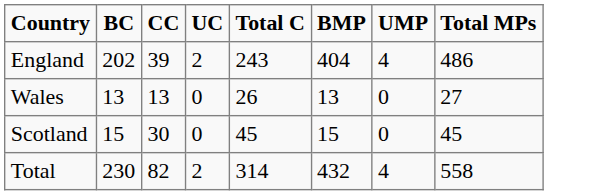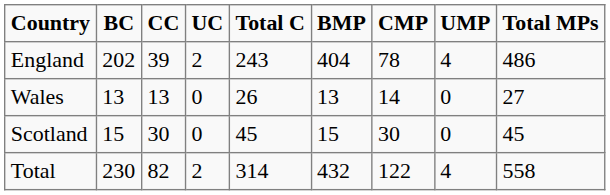+ column: (403, 22)
